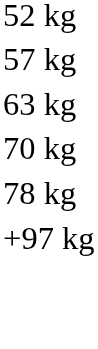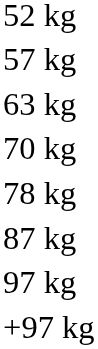+ row: (40, 238)
+ row: (40, 282)
